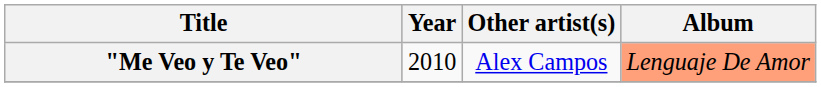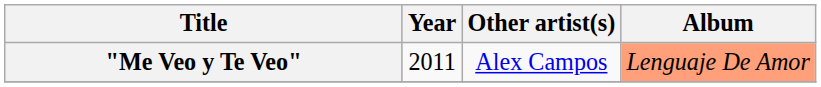(432, 61) 2010 -> (432, 61) 2011
